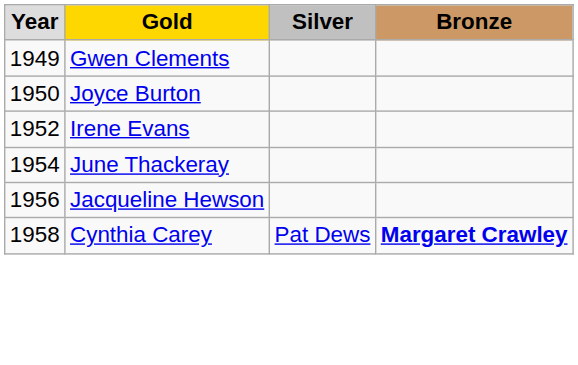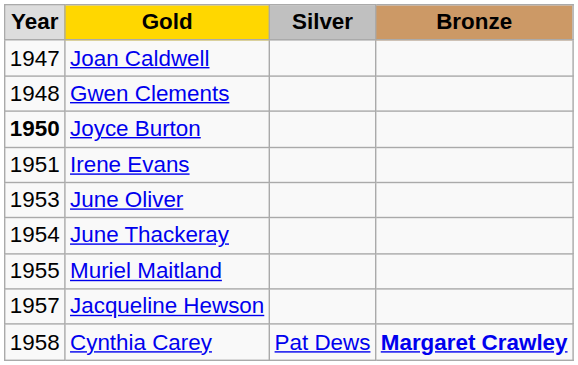+ row: (140, 57)
(35, 57) 1949 -> (35, 93) 1948
(35, 93) normal -> (35, 128) bold
(35, 128) 1952 -> (35, 164) 1951
+ row: (127, 199)
+ row: (146, 270)
(35, 199) 1956 -> (35, 306) 1957
